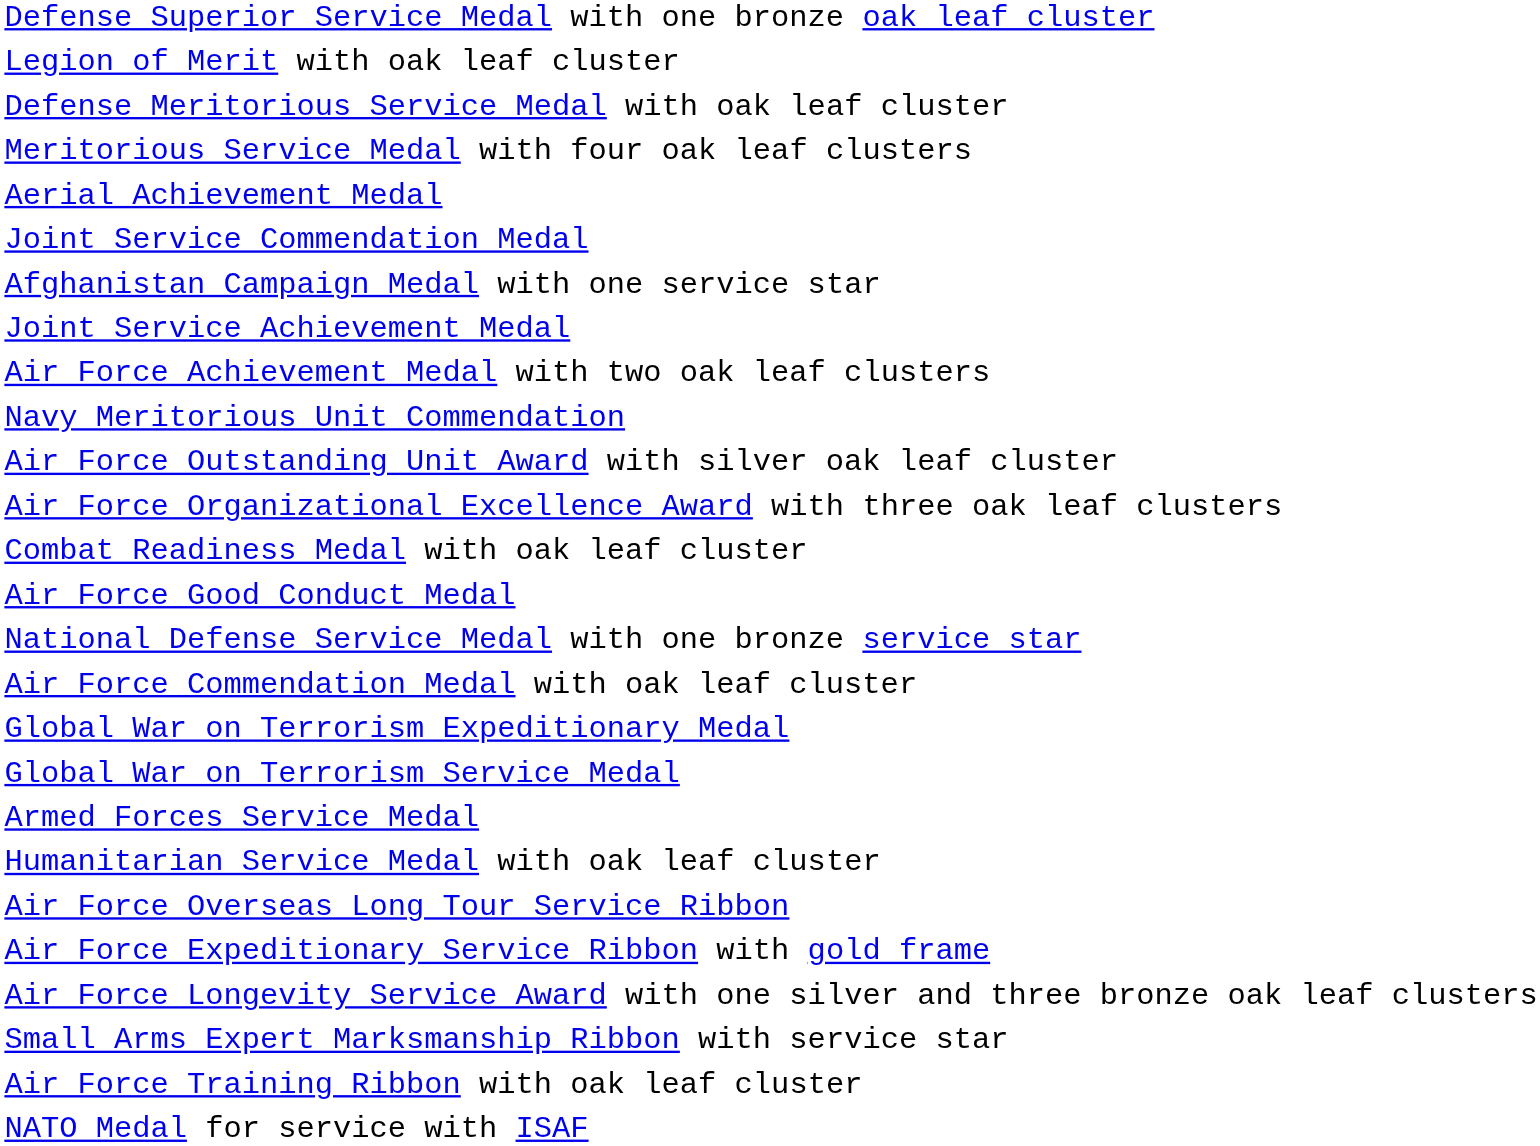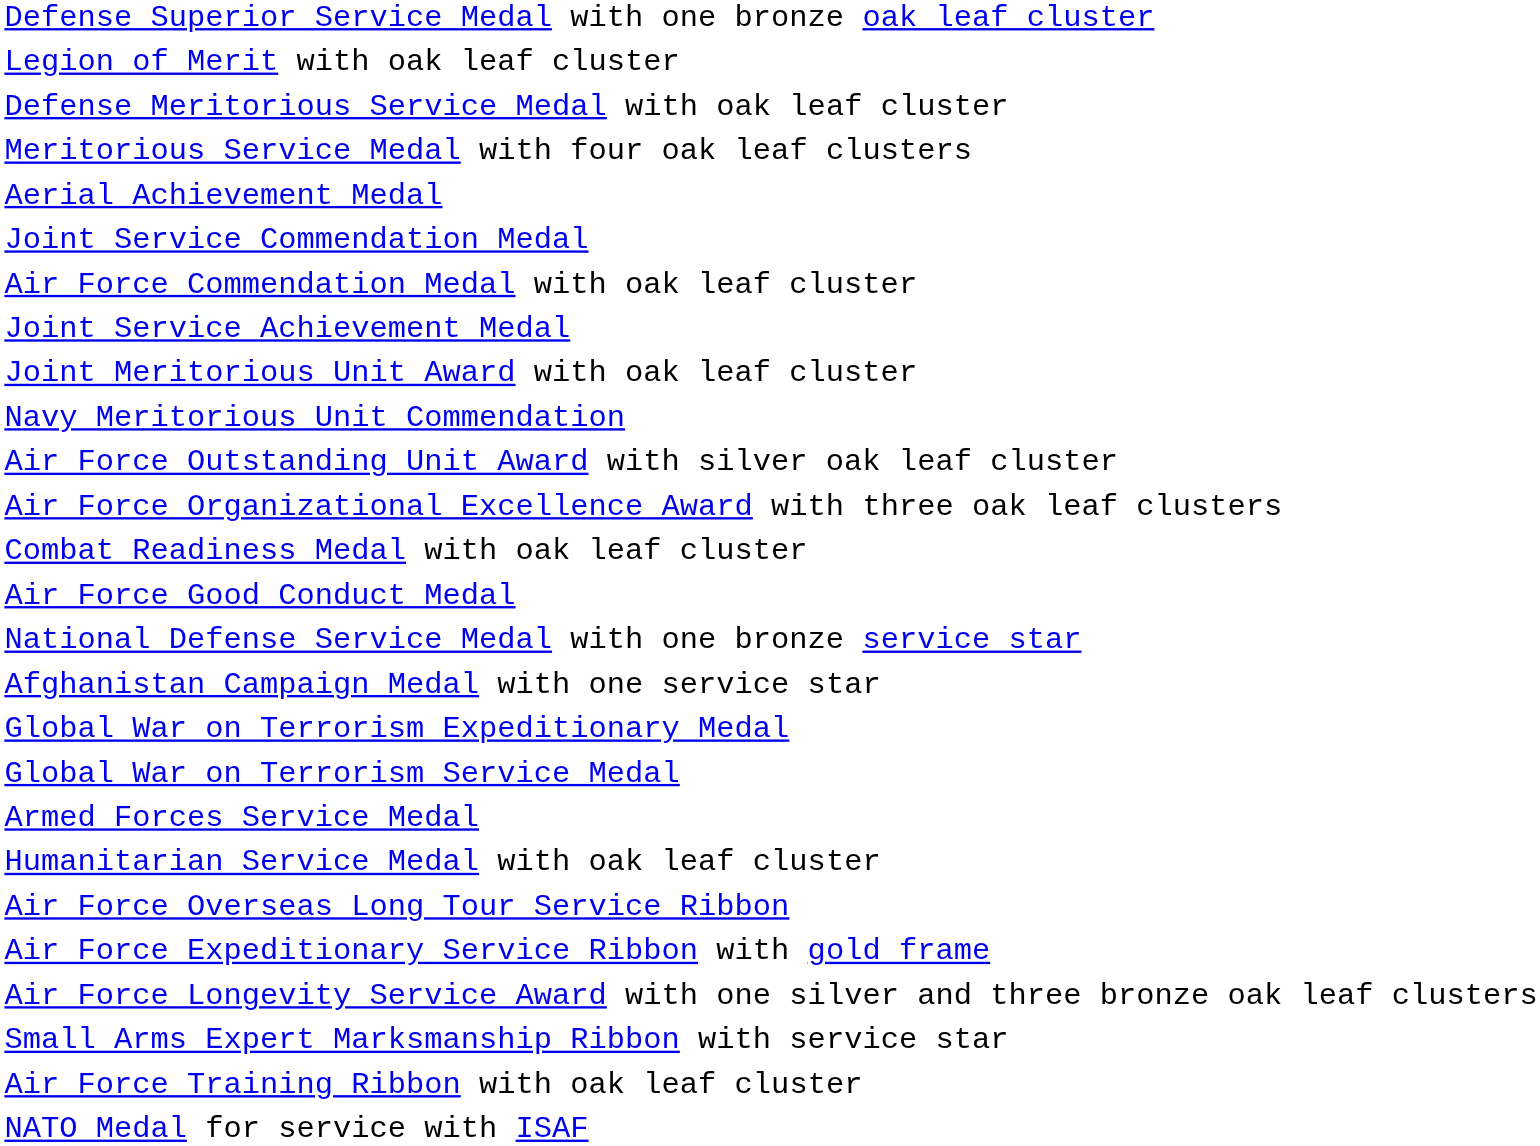rows swapped: (461, 684) <-> (443, 284)
- row: (497, 373)
+ row: (461, 373)
